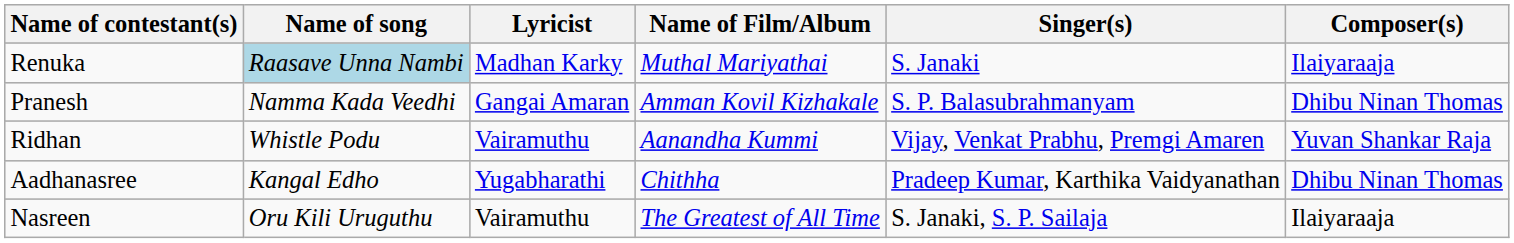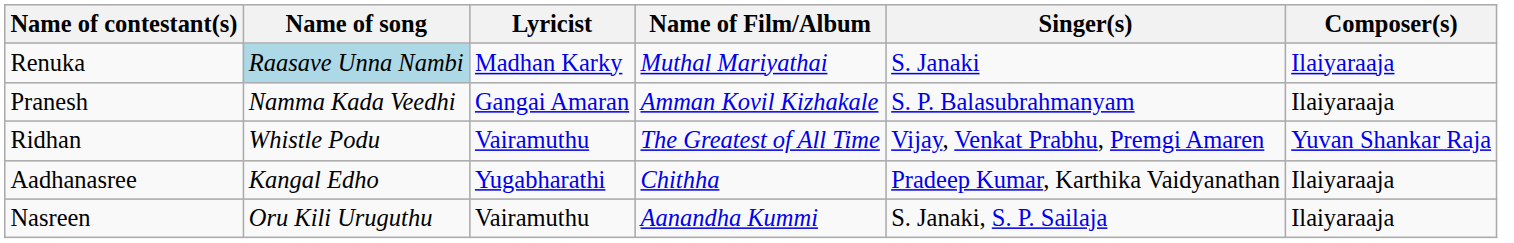(1397, 101) Dhibu Ninan Thomas -> (1343, 101) Ilaiyaraaja
(729, 140) Aanandha Kummi -> (760, 140) The Greatest of All Time
(1397, 179) Dhibu Ninan Thomas -> (1343, 179) Ilaiyaraaja
(760, 218) The Greatest of All Time -> (729, 218) Aanandha Kummi
